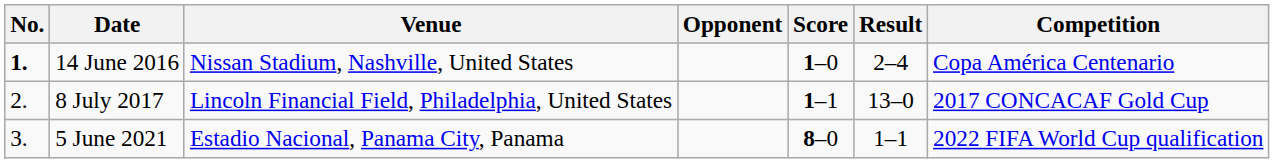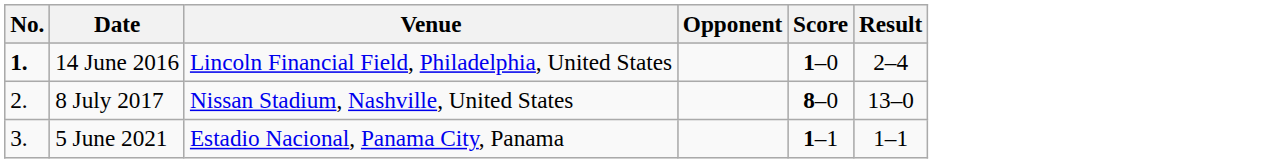- column: (1098, 23)
(382, 62) Nissan Stadium, Nashville, United States -> (431, 62) Lincoln Financial Field, Philadelphia, United States
(431, 100) Lincoln Financial Field, Philadelphia, United States -> (382, 100) Nissan Stadium, Nashville, United States
(821, 100) 1–1 -> (821, 100) 8–0
(821, 138) 8–0 -> (821, 138) 1–1
